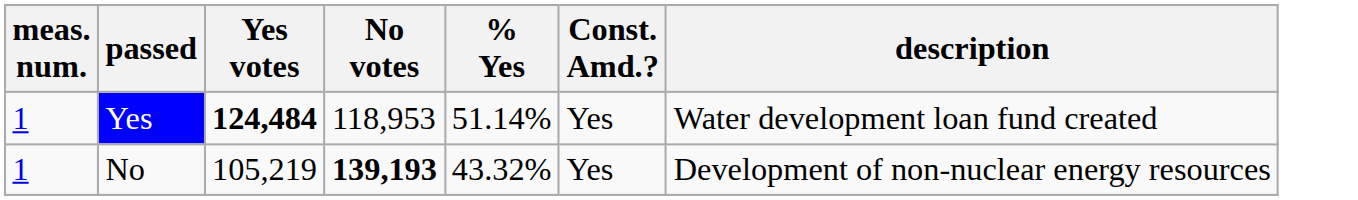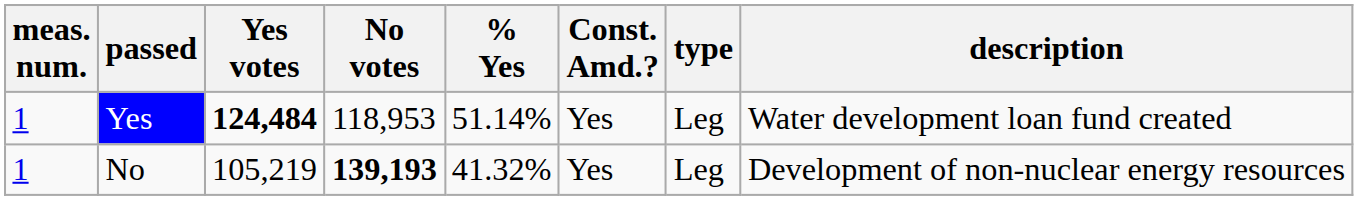+ column: (703, 48)
(502, 169) 43.32% -> (502, 169) 41.32%
